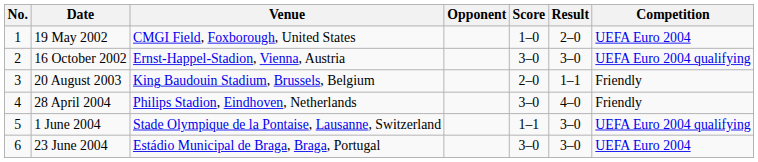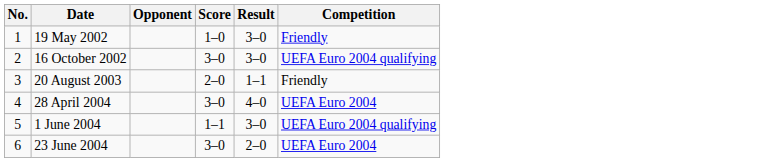- column: (287, 15)
(570, 37) 2–0 -> (256, 37) 3–0
(643, 37) UEFA Euro 2004 -> (304, 37) Friendly
(619, 102) Friendly -> (329, 102) UEFA Euro 2004
(570, 146) 3–0 -> (256, 146) 2–0
